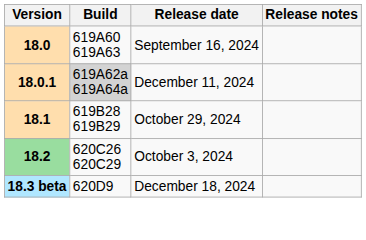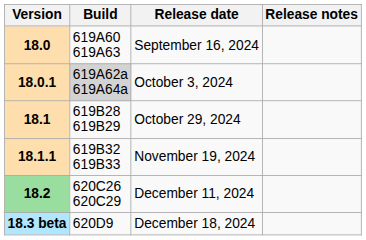(194, 82) December 11, 2024 -> (184, 82) October 3, 2024
+ row: (37, 156)
(184, 156) October 3, 2024 -> (194, 194) December 11, 2024
